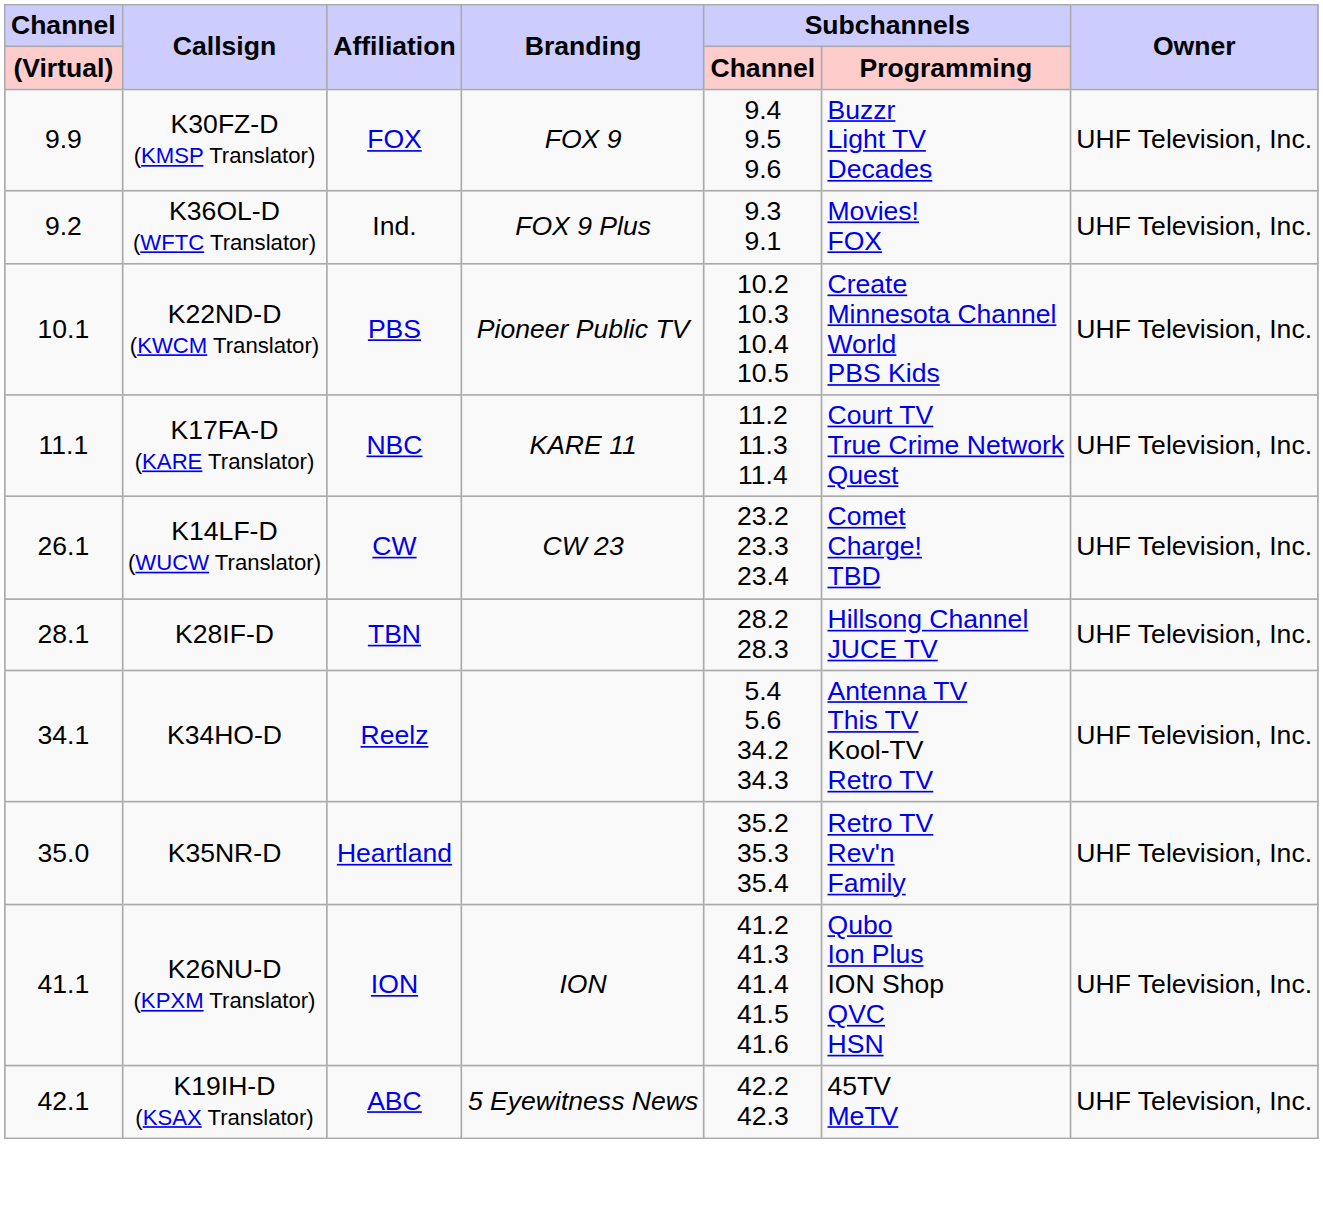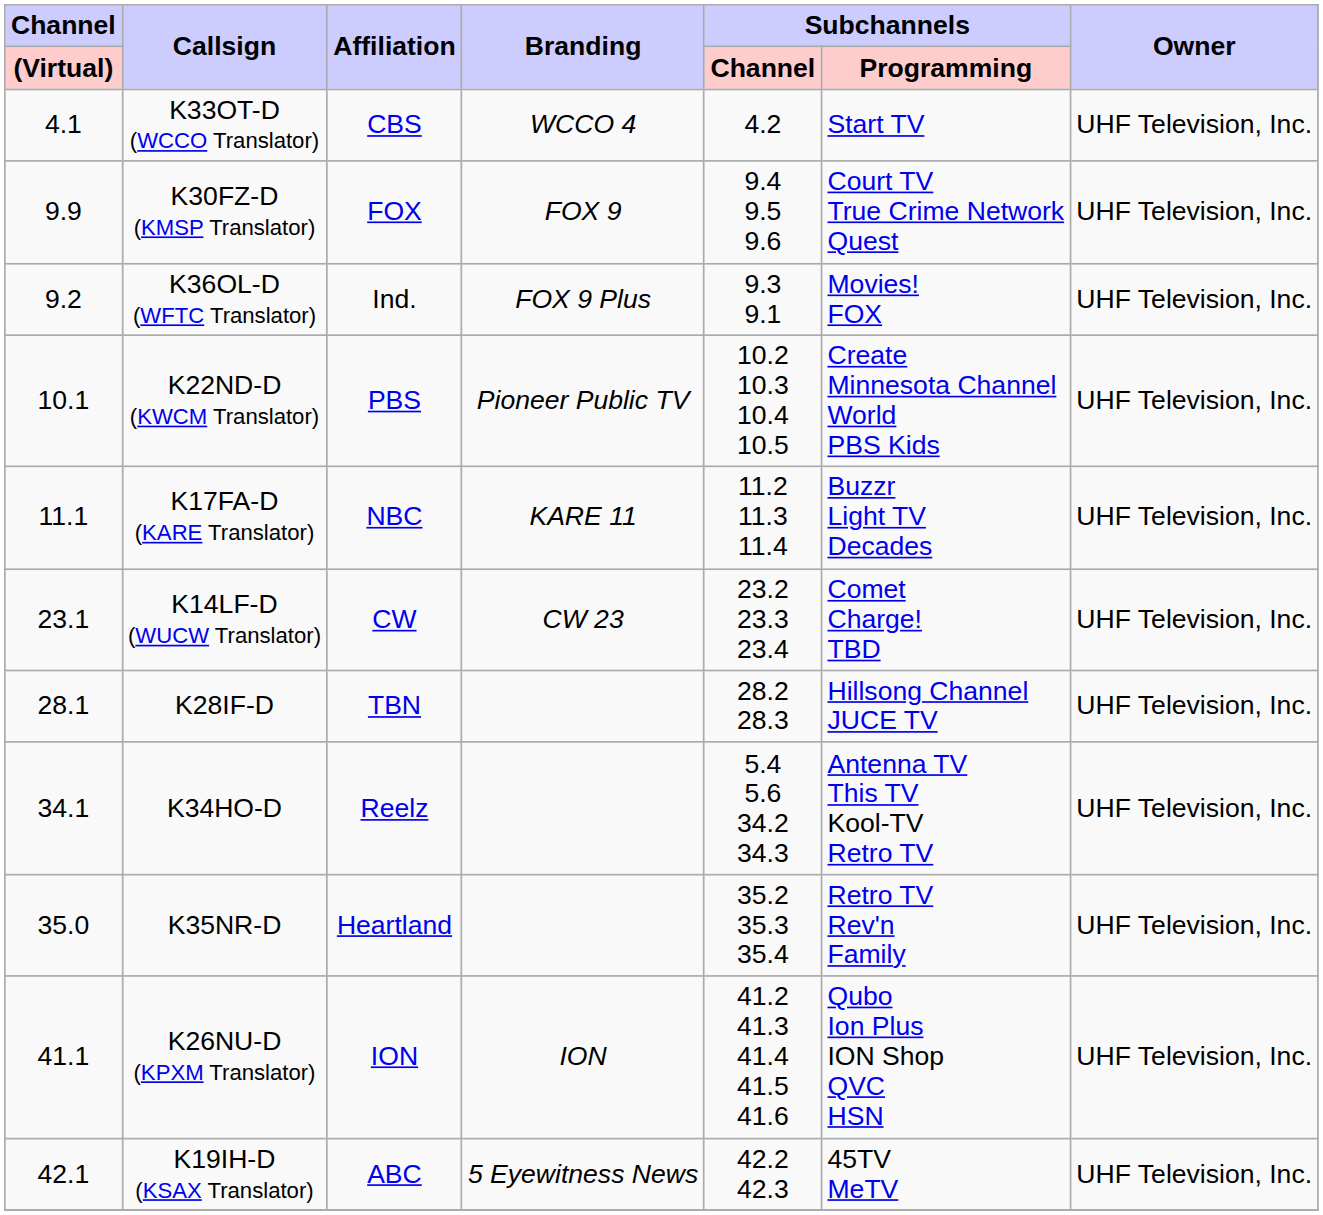+ row: (224, 124)
(880, 139) Buzzr Light TV Decades -> (946, 211) Court TV True Crime Network Quest
(946, 445) Court TV True Crime Network Quest -> (880, 517) Buzzr Light TV Decades
(63, 547) 26.1 -> (63, 619) 23.1
